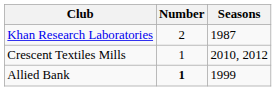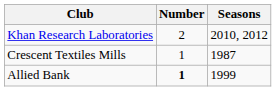(223, 34) 1987 -> (239, 34) 2010, 2012
(239, 55) 2010, 2012 -> (223, 55) 1987
